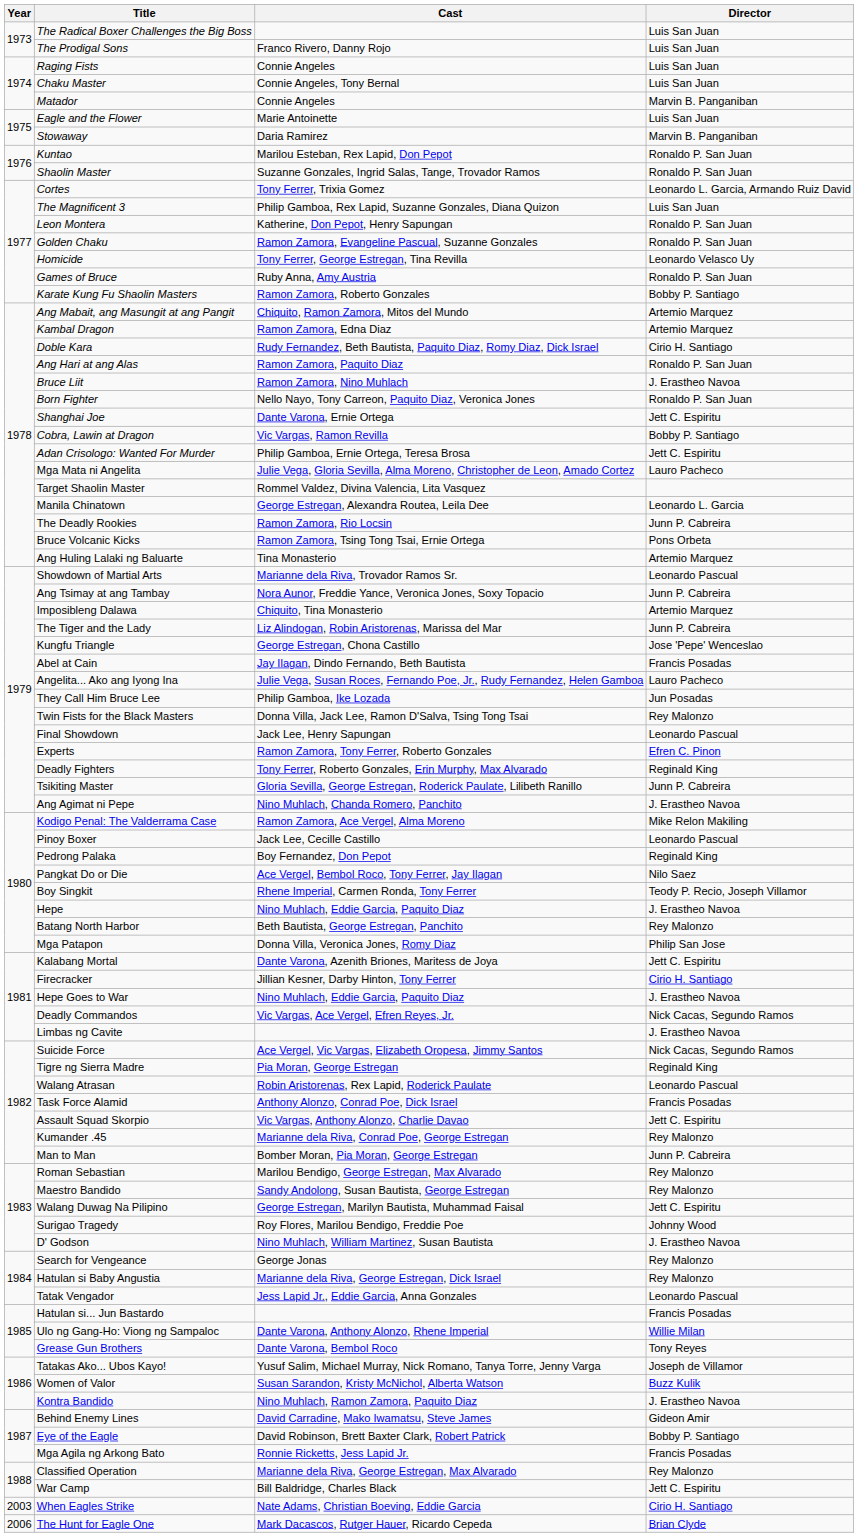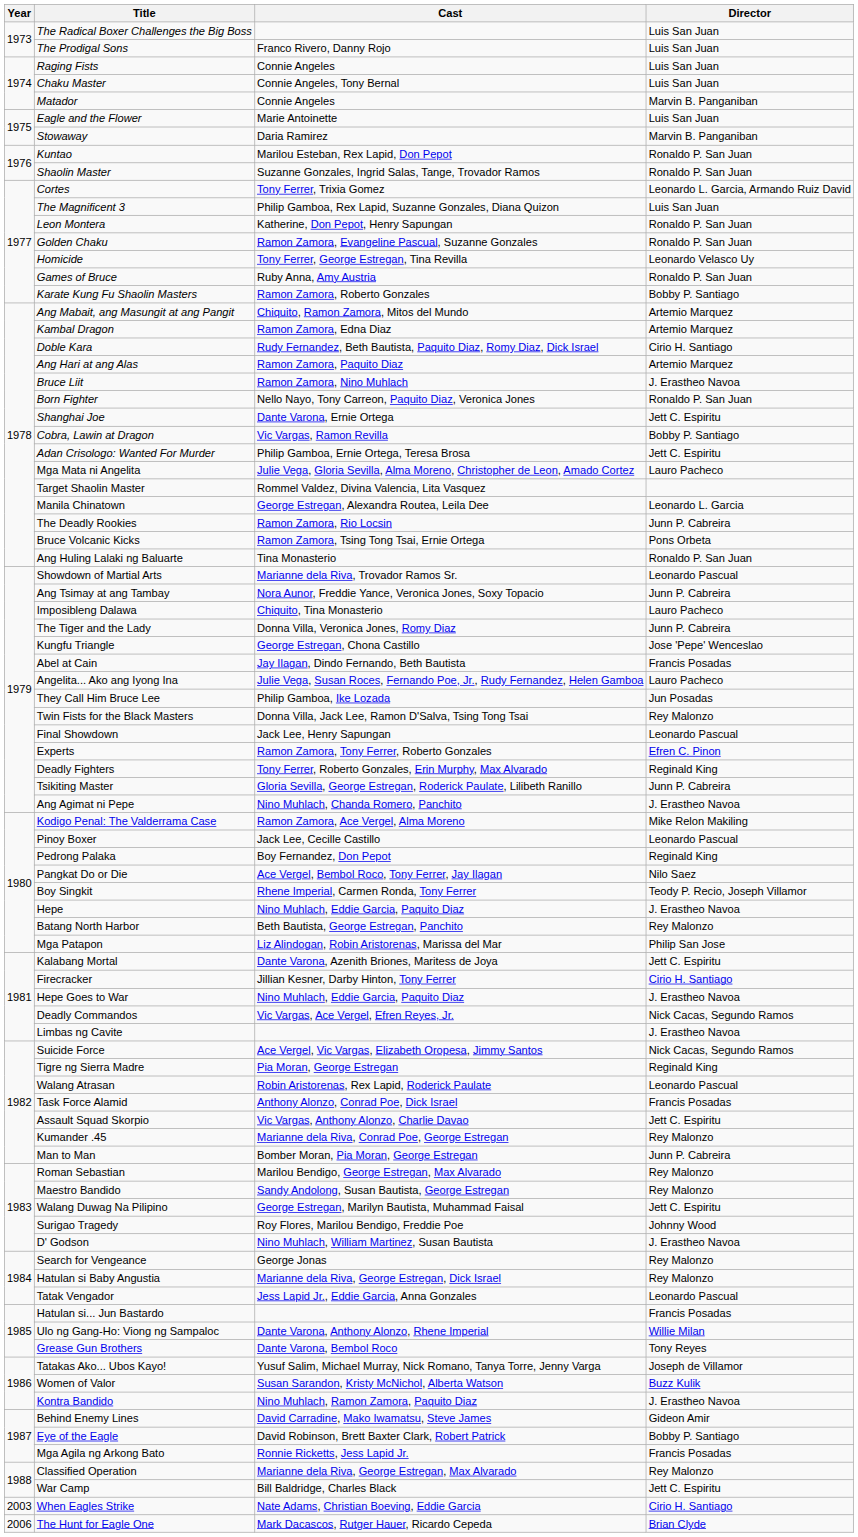(700, 365) Ronaldo P. San Juan -> (691, 365) Artemio Marquez
(691, 558) Artemio Marquez -> (700, 558) Ronaldo P. San Juan
(691, 611) Artemio Marquez -> (686, 611) Lauro Pacheco
(379, 628) Liz Alindogan, Robin Aristorenas, Marissa del Mar -> (356, 628) Donna Villa, Veronica Jones, Romy Diaz
(356, 944) Donna Villa, Veronica Jones, Romy Diaz -> (379, 944) Liz Alindogan, Robin Aristorenas, Marissa del Mar
